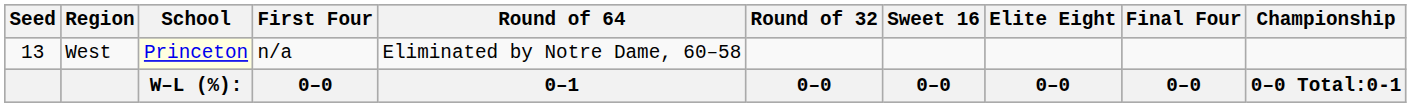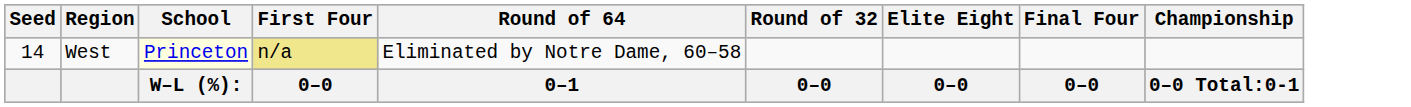- column: (934, 21)
(33, 53) 13 -> (33, 53) 14
(275, 53) no background -> (275, 53) khaki background
